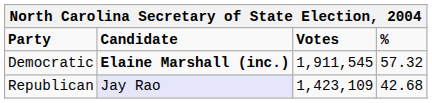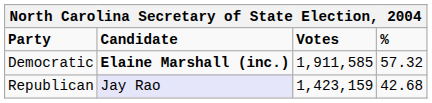(335, 63) 1,911,545 -> (335, 63) 1,911,585
(335, 86) 1,423,109 -> (335, 86) 1,423,159
